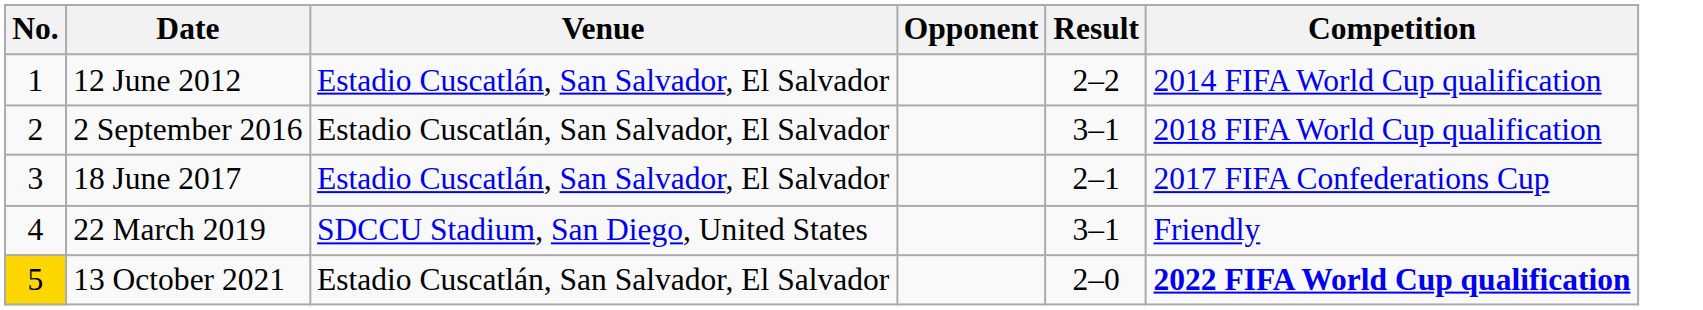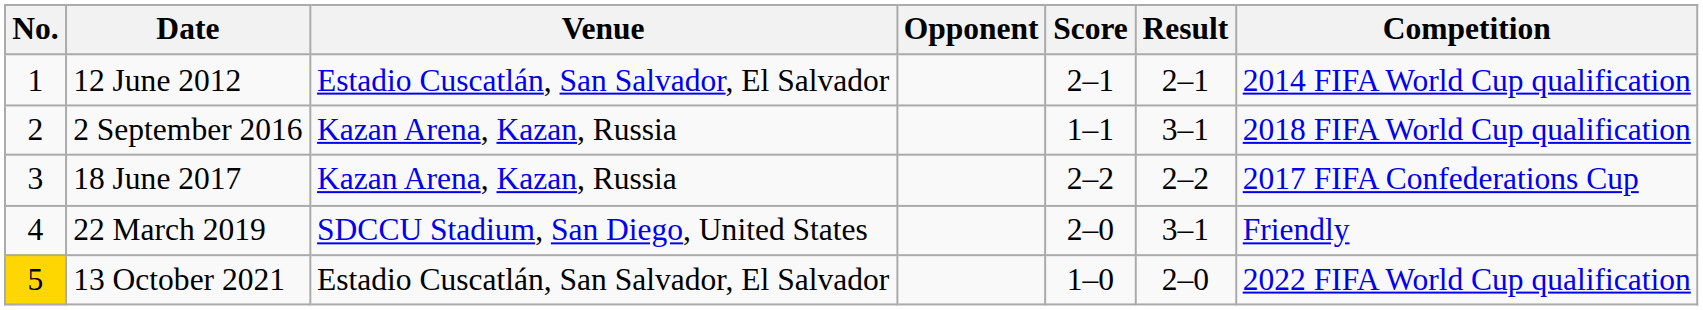+ column: (1091, 29)
(1096, 79) 2–2 -> (1185, 79) 2–1
(603, 129) Estadio Cuscatlán, San Salvador, El Salvador -> (497, 129) Kazan Arena, Kazan, Russia
(603, 179) Estadio Cuscatlán, San Salvador, El Salvador -> (497, 179) Kazan Arena, Kazan, Russia
(1096, 179) 2–1 -> (1185, 179) 2–2
(1392, 279) bold -> (1467, 279) normal
